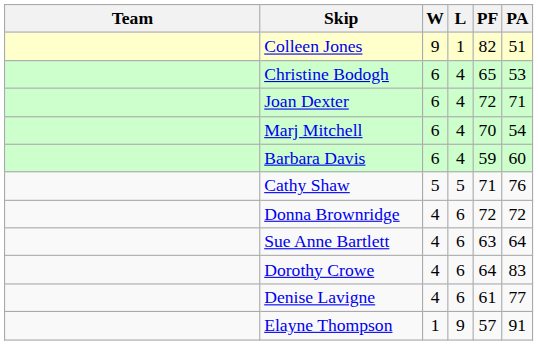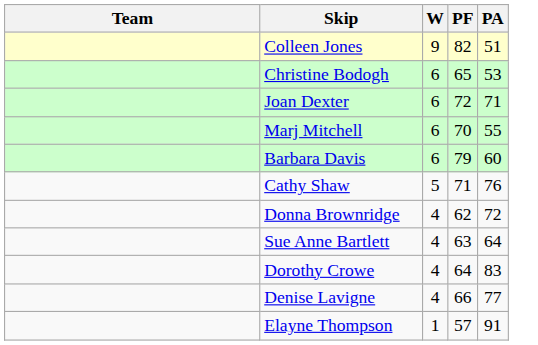- column: (460, 18)
(517, 130) 54 -> (493, 130) 55
(487, 158) 59 -> (463, 158) 79
(487, 213) 72 -> (463, 213) 62
(487, 297) 61 -> (463, 297) 66
